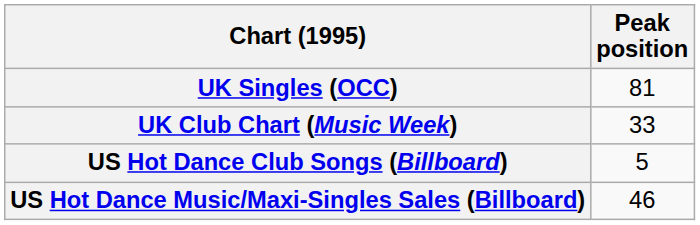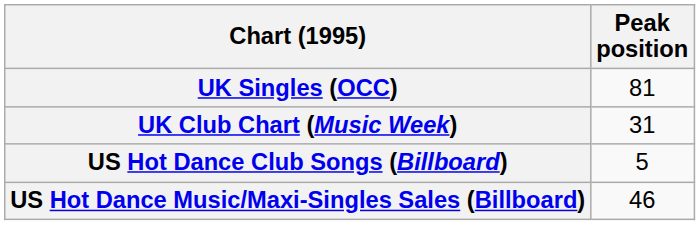(642, 125) 33 -> (642, 125) 31
